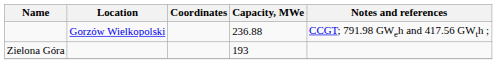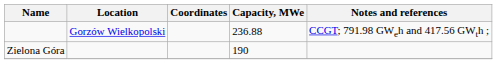(240, 50) 193 -> (240, 50) 190
